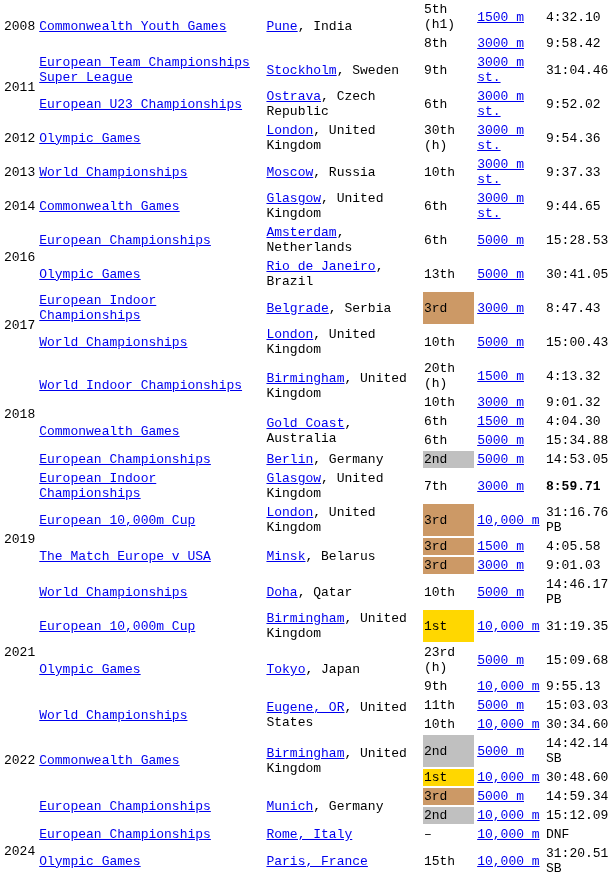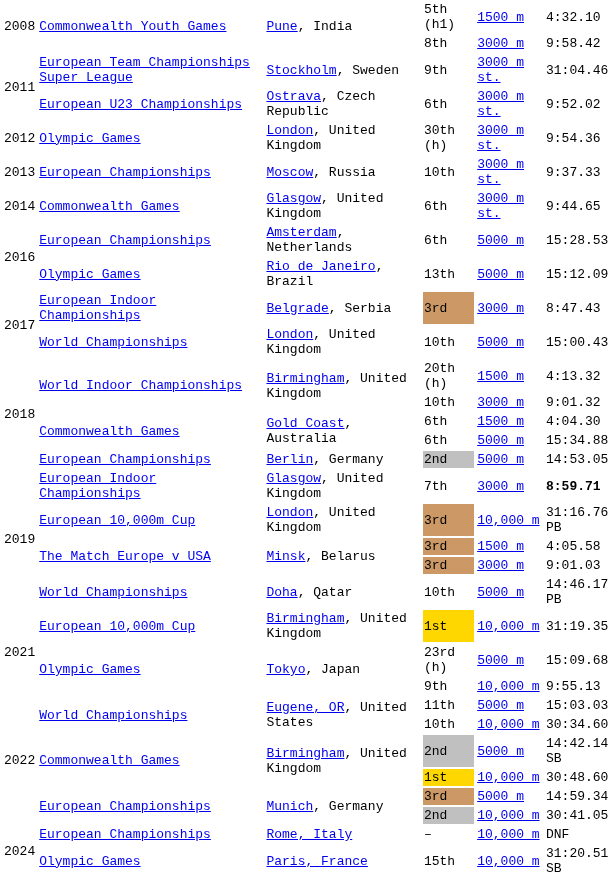(113, 172) World Championships -> (125, 172) European Championships
(577, 274) 30:41.05 -> (577, 274) 15:12.09
(577, 816) 15:12.09 -> (577, 816) 30:41.05
